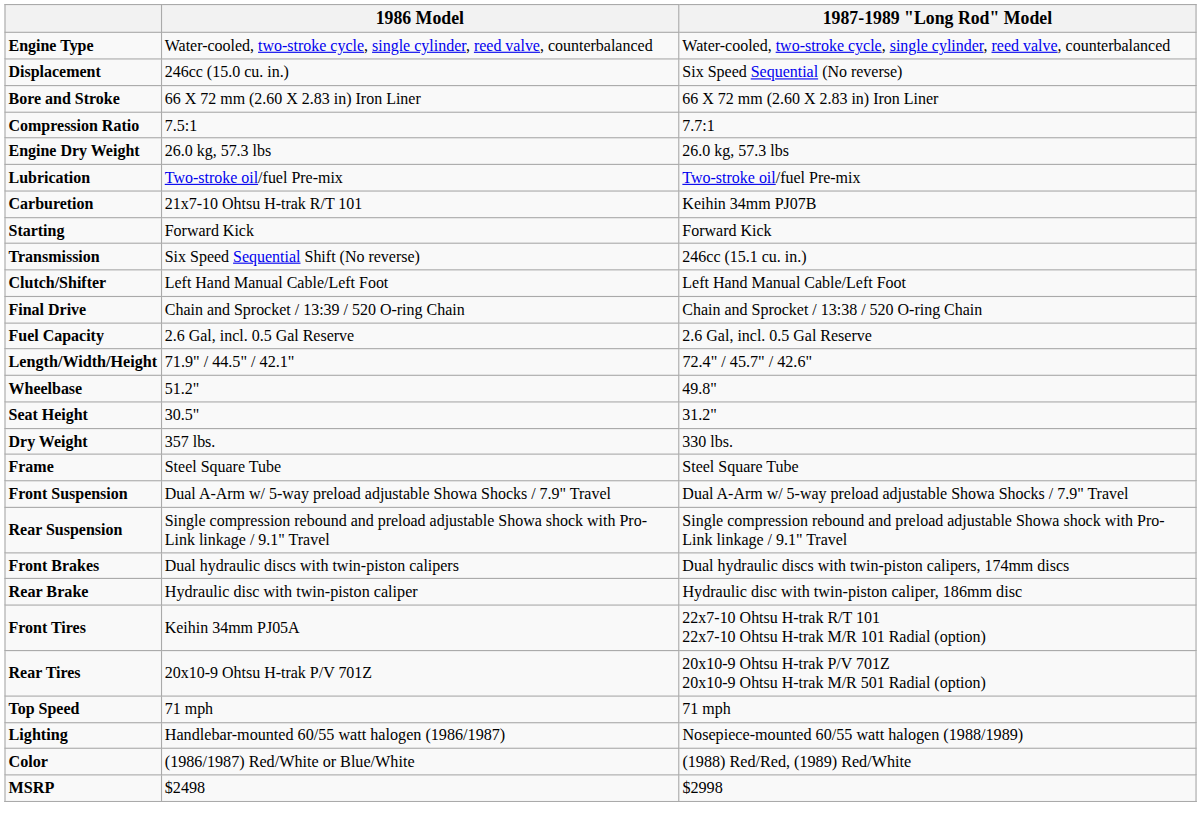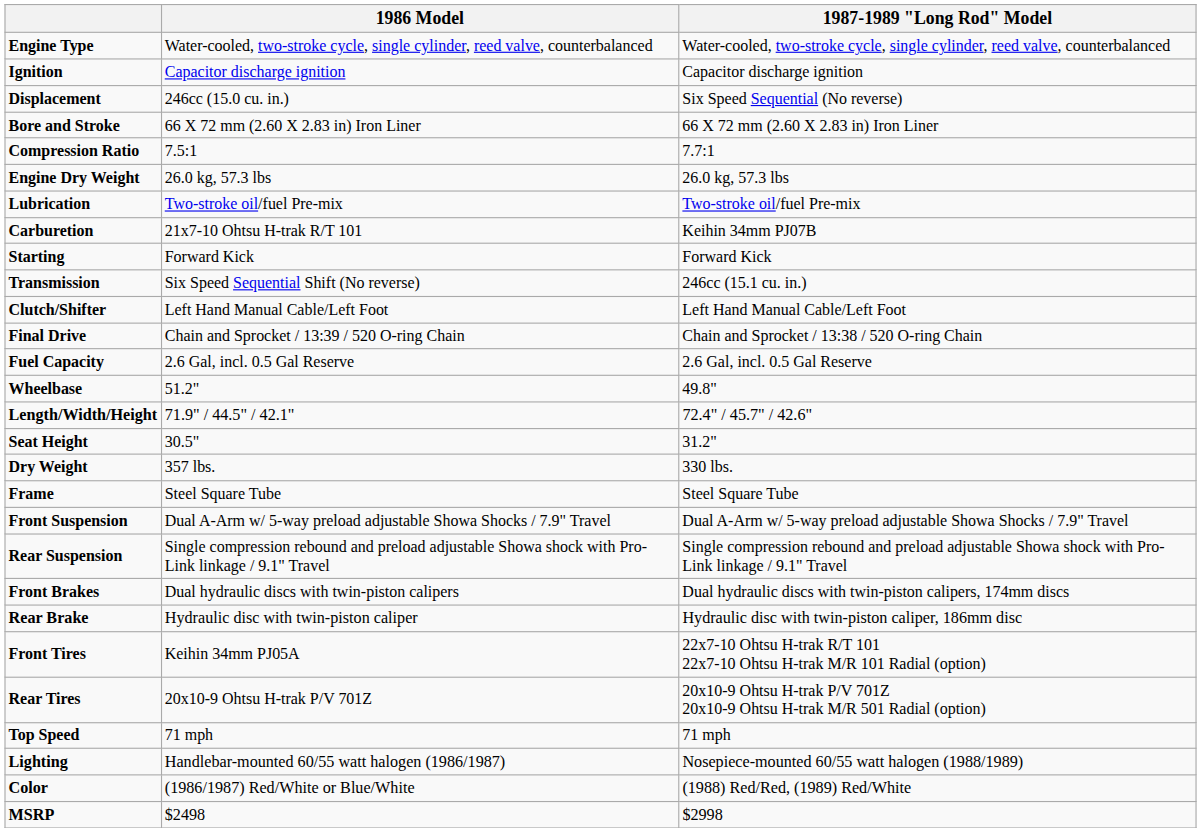+ row: (36, 72)
rows swapped: (45, 388) <-> (83, 362)
